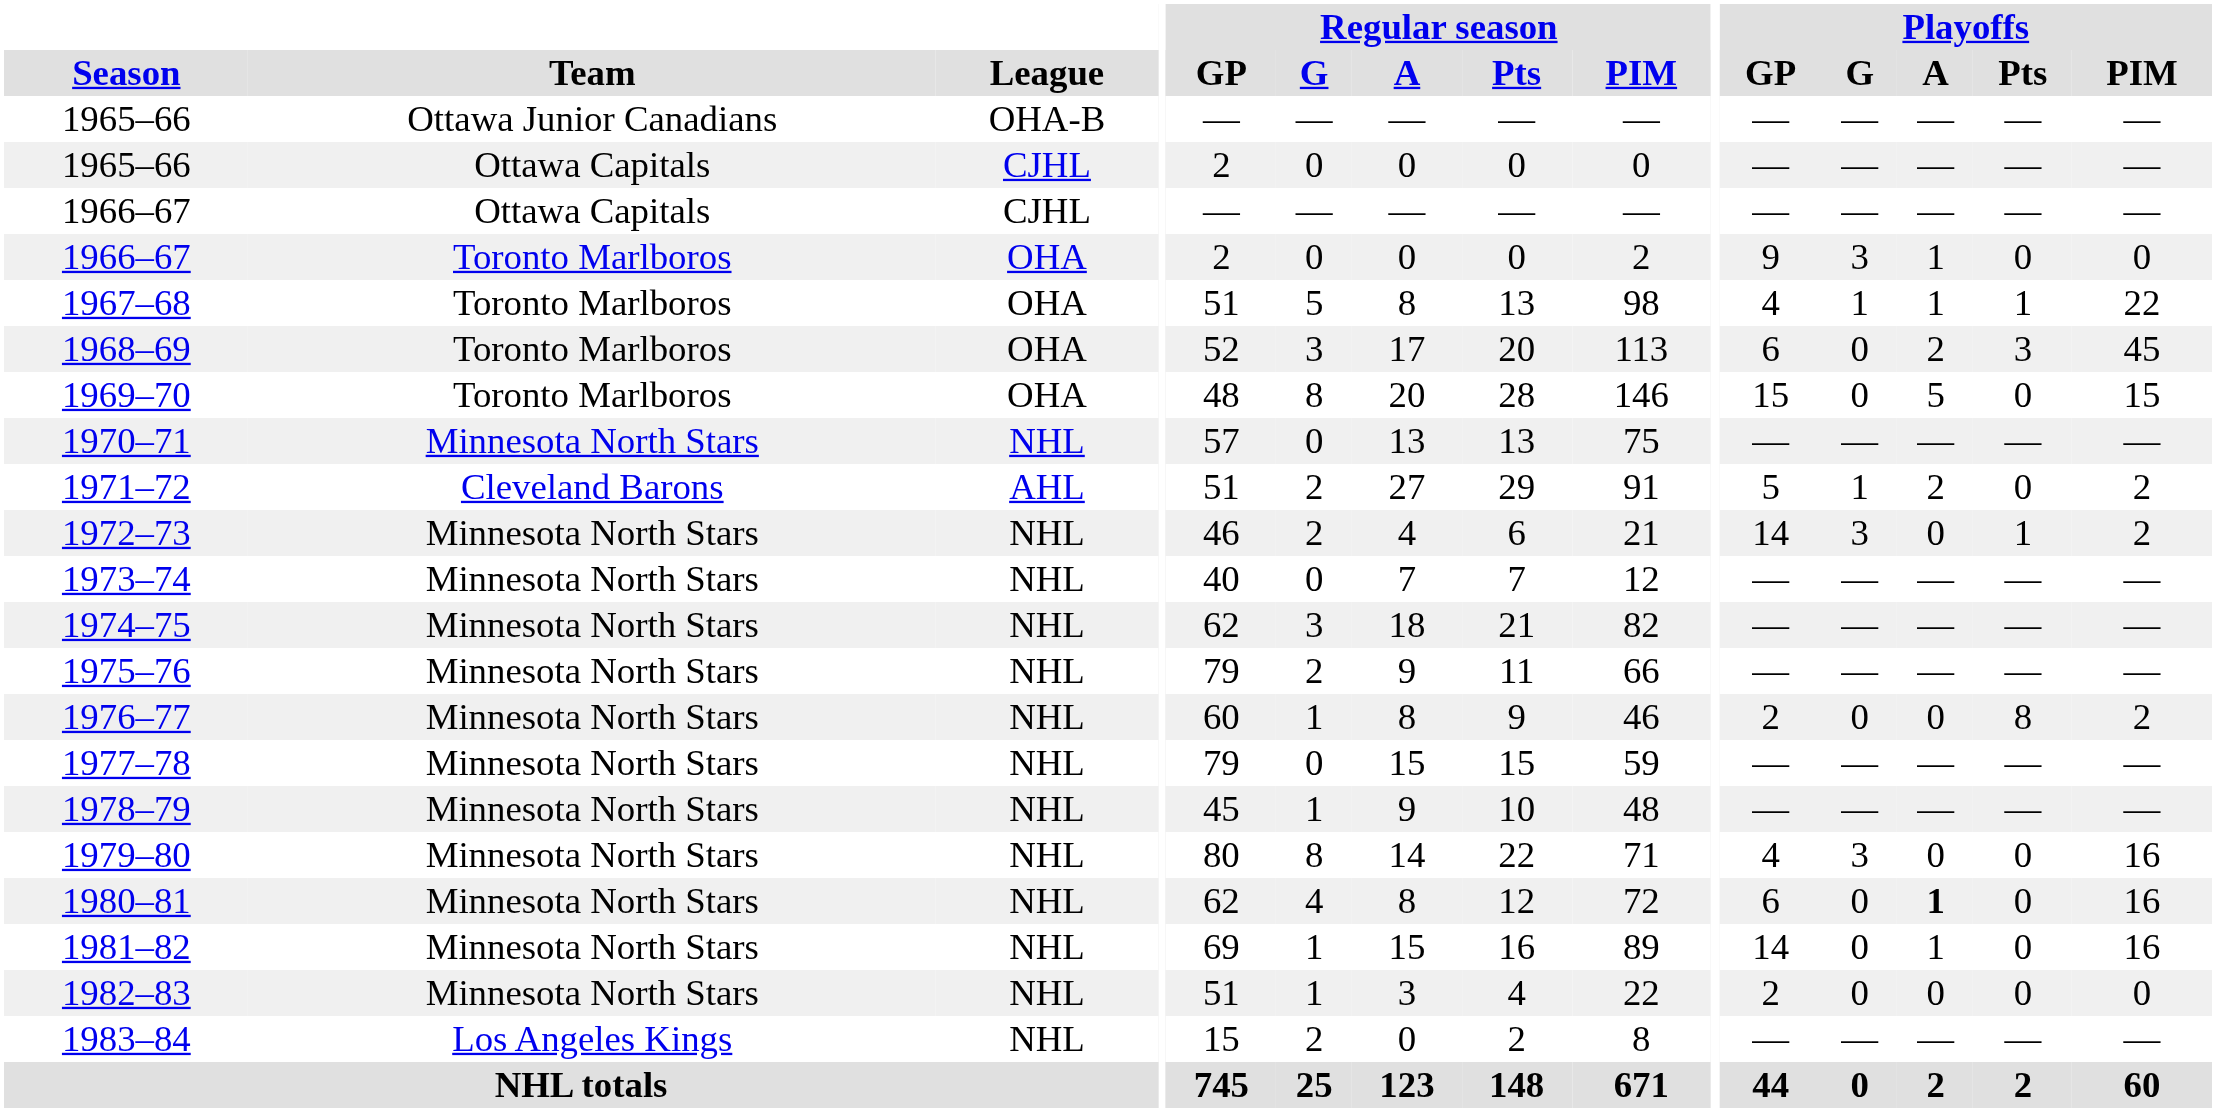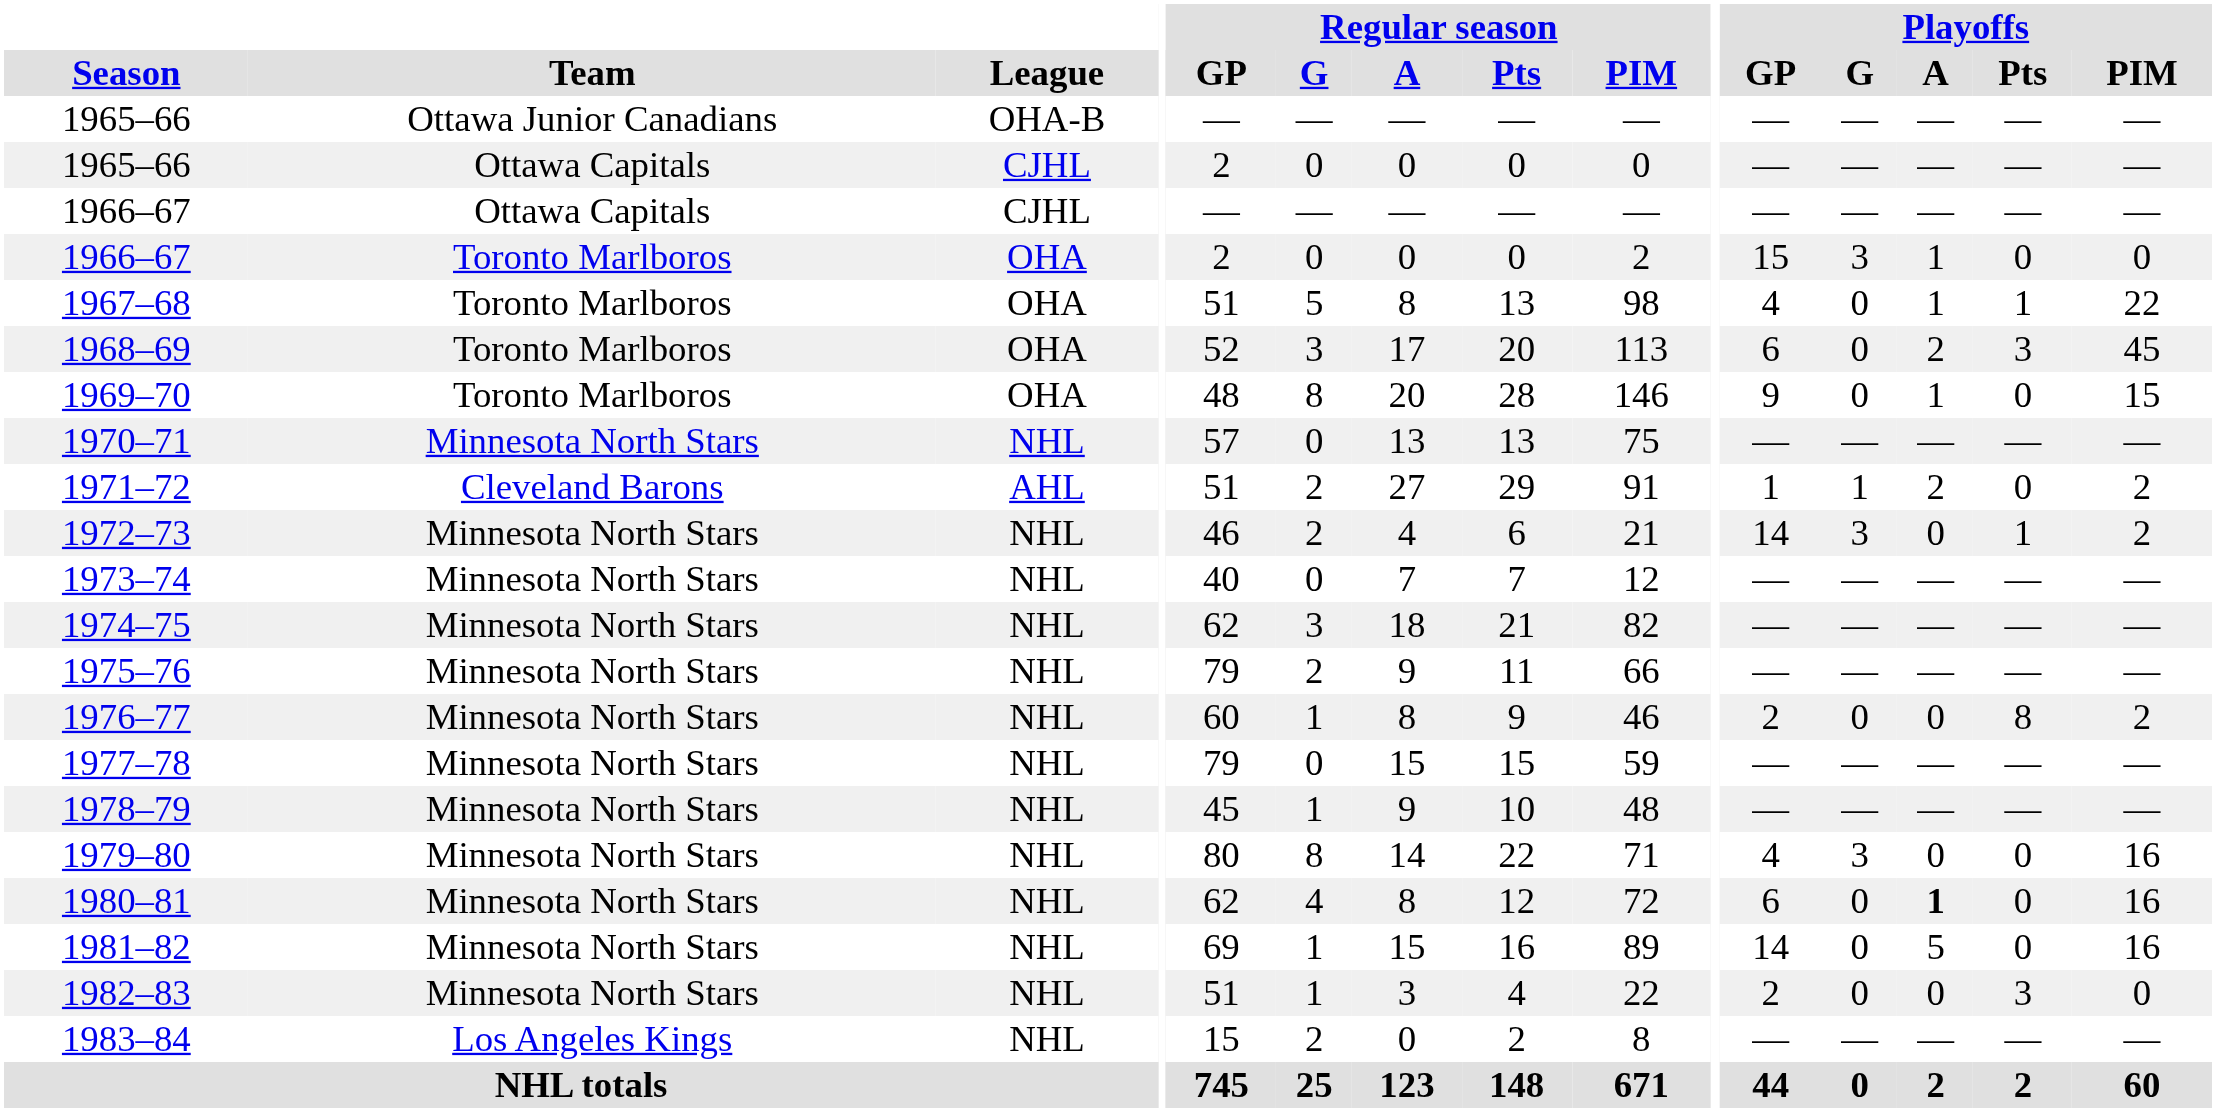(1771, 256) 9 -> (1771, 256) 15
(1860, 302) 1 -> (1860, 302) 0
(1771, 394) 15 -> (1771, 394) 9
(1936, 394) 5 -> (1936, 394) 1
(1771, 486) 5 -> (1771, 486) 1
(1936, 946) 1 -> (1936, 946) 5
(2023, 992) 0 -> (2023, 992) 3
